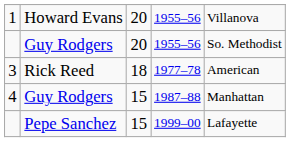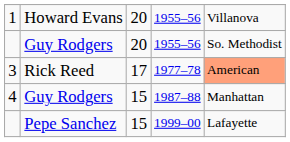(139, 70) 18 -> (139, 70) 17
(233, 70) no background -> (233, 70) lightsalmon background
